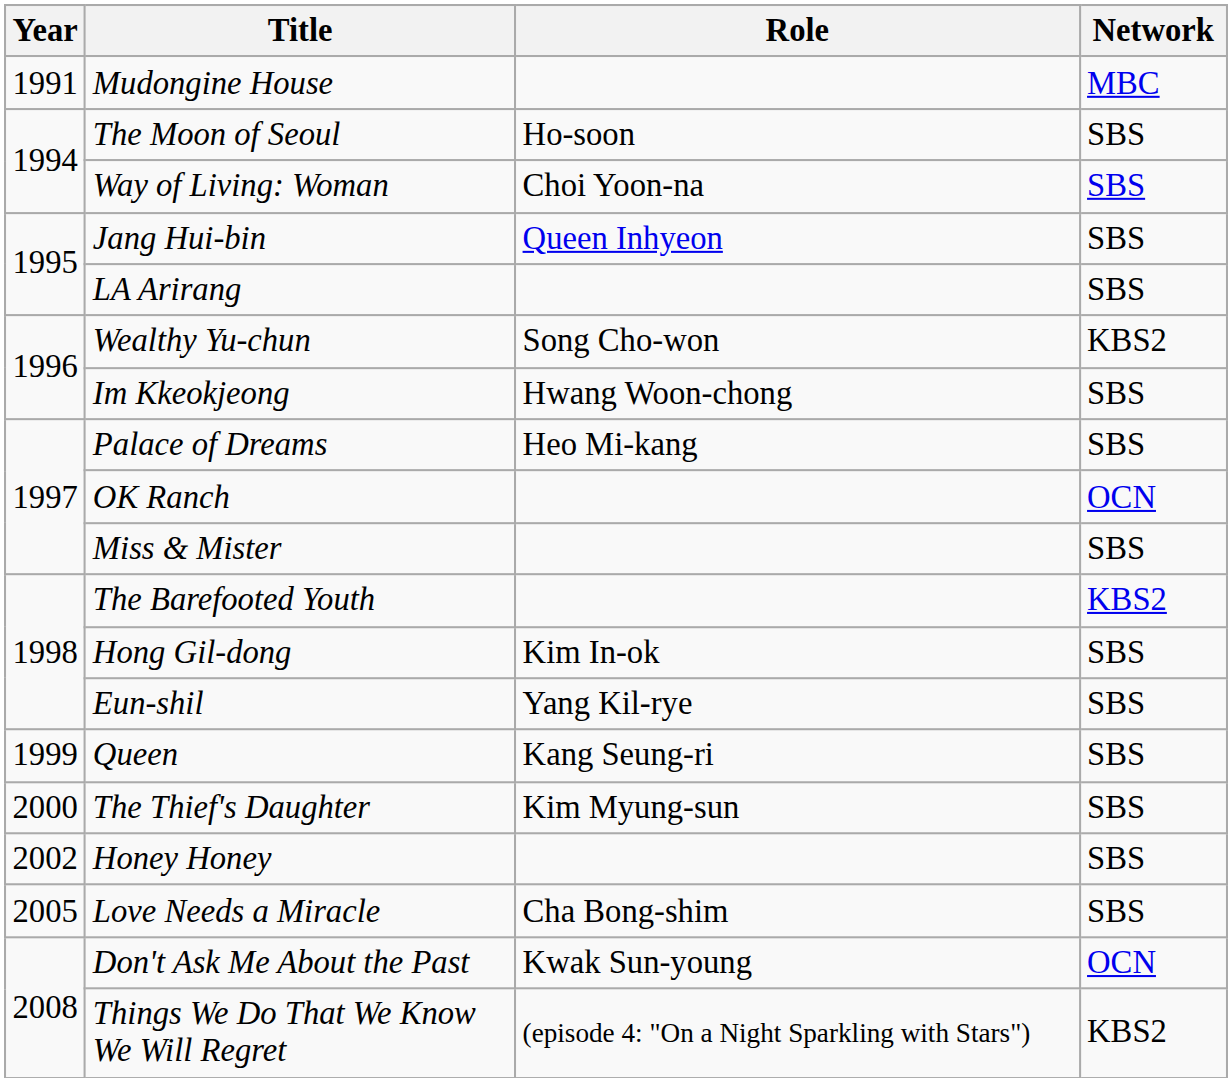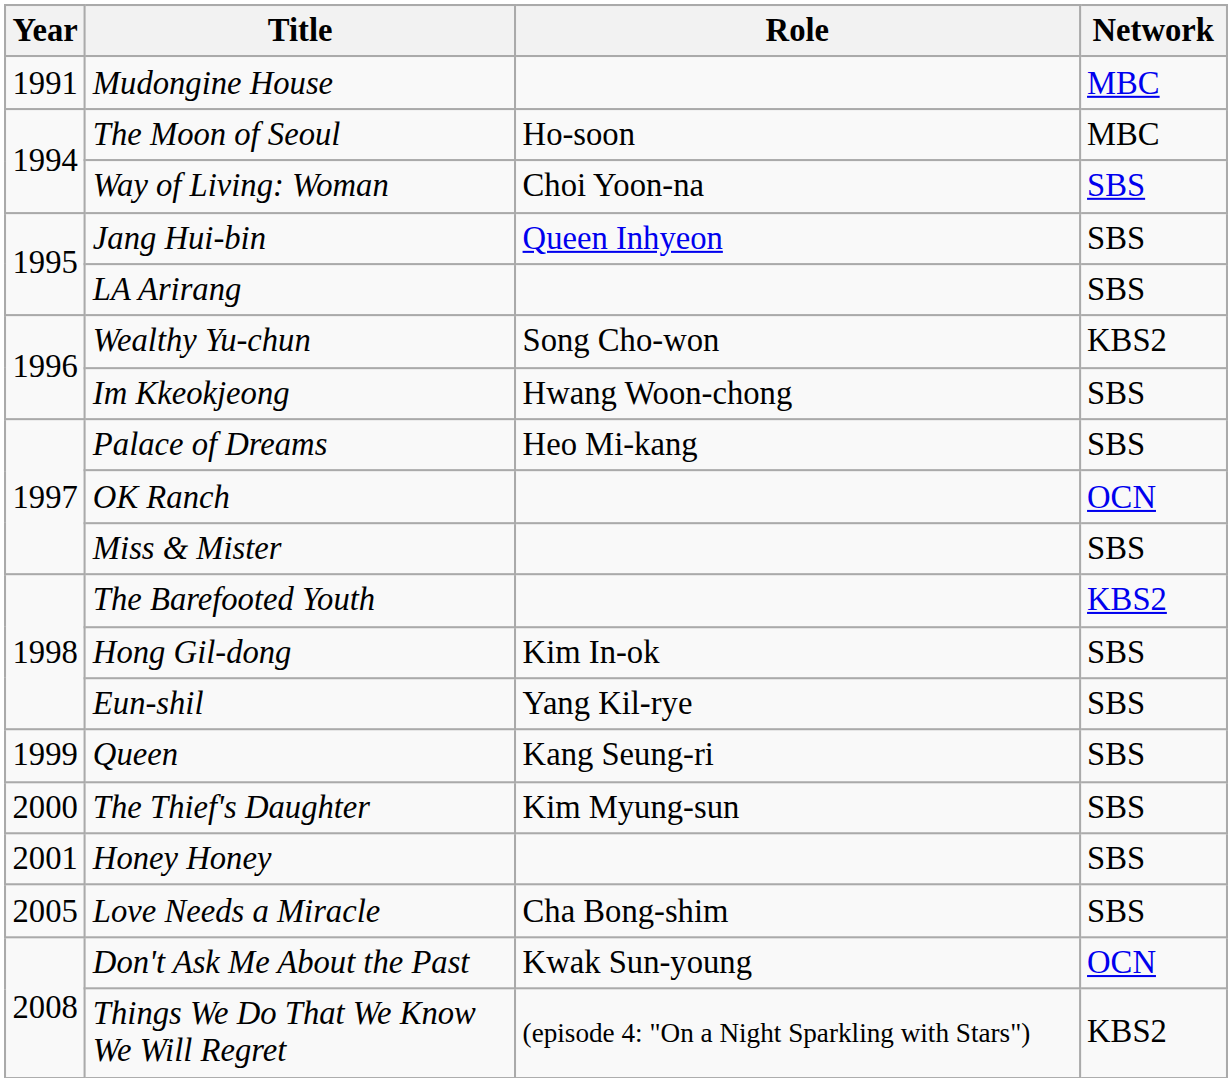(1116, 133) SBS -> (1123, 133) MBC
(45, 858) 2002 -> (45, 858) 2001
